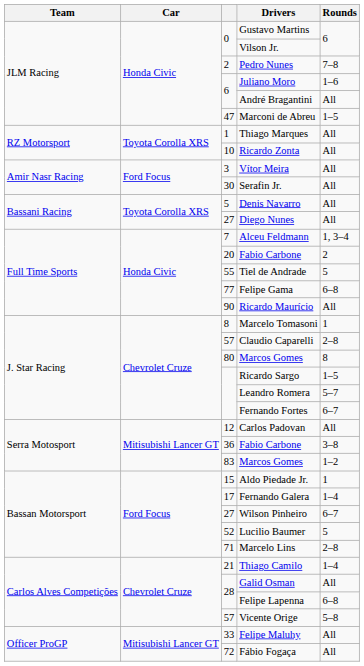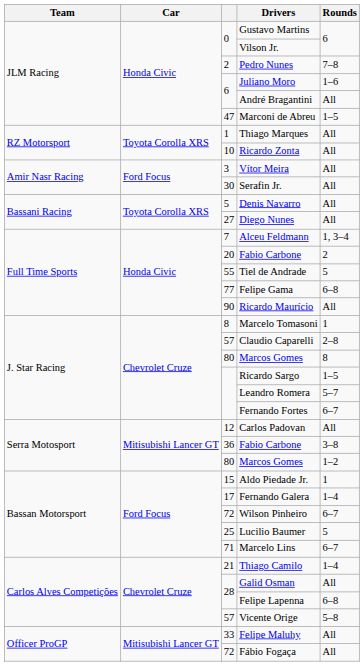(229, 461) 83 -> (229, 461) 80
(229, 513) 27 -> (229, 513) 72
(229, 531) 52 -> (229, 531) 25
(330, 548) 2–8 -> (330, 548) 6–7
